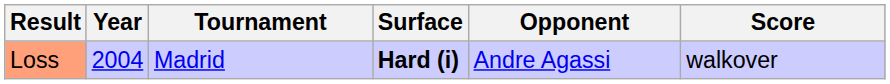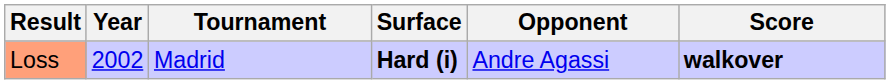(117, 59) 2004 -> (117, 59) 2002
(732, 59) normal -> (733, 59) bold
